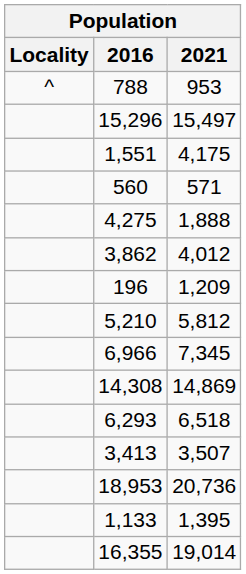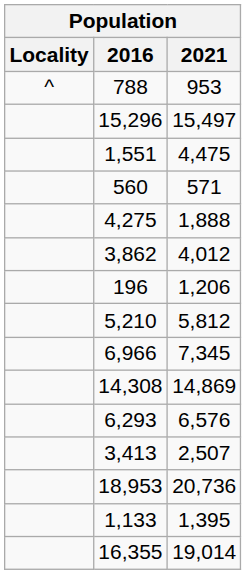(204, 154) 4,175 -> (204, 154) 4,475
(204, 287) 1,209 -> (204, 287) 1,206
(204, 420) 6,518 -> (204, 420) 6,576
(204, 453) 3,507 -> (204, 453) 2,507
